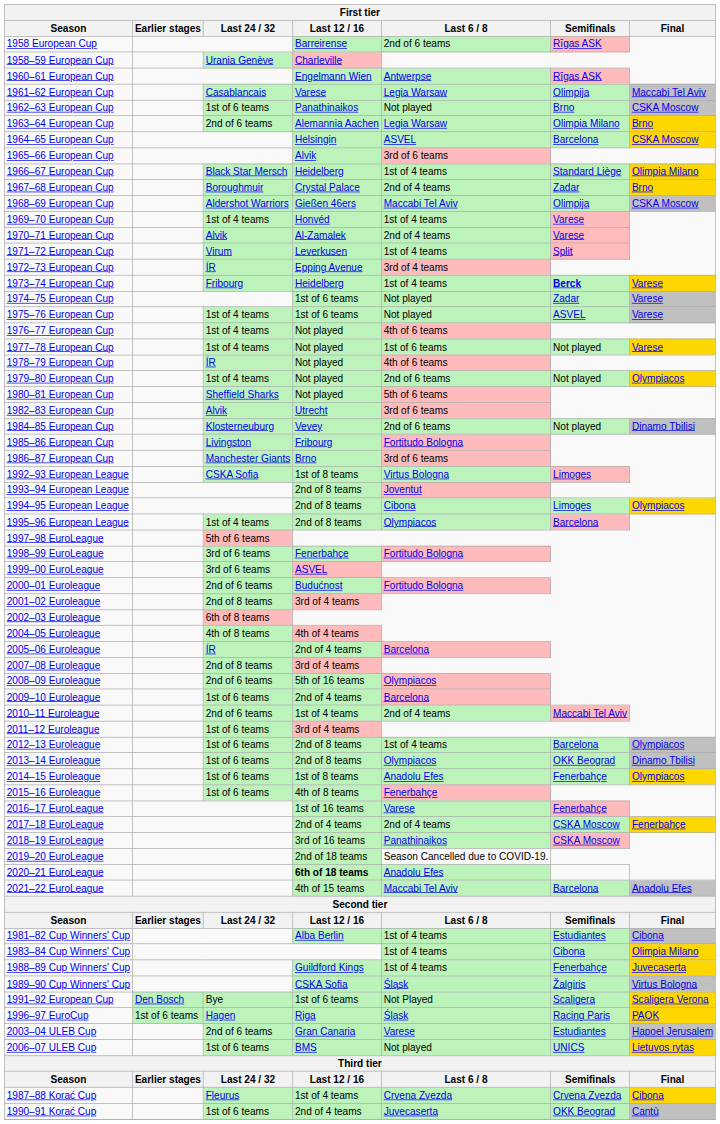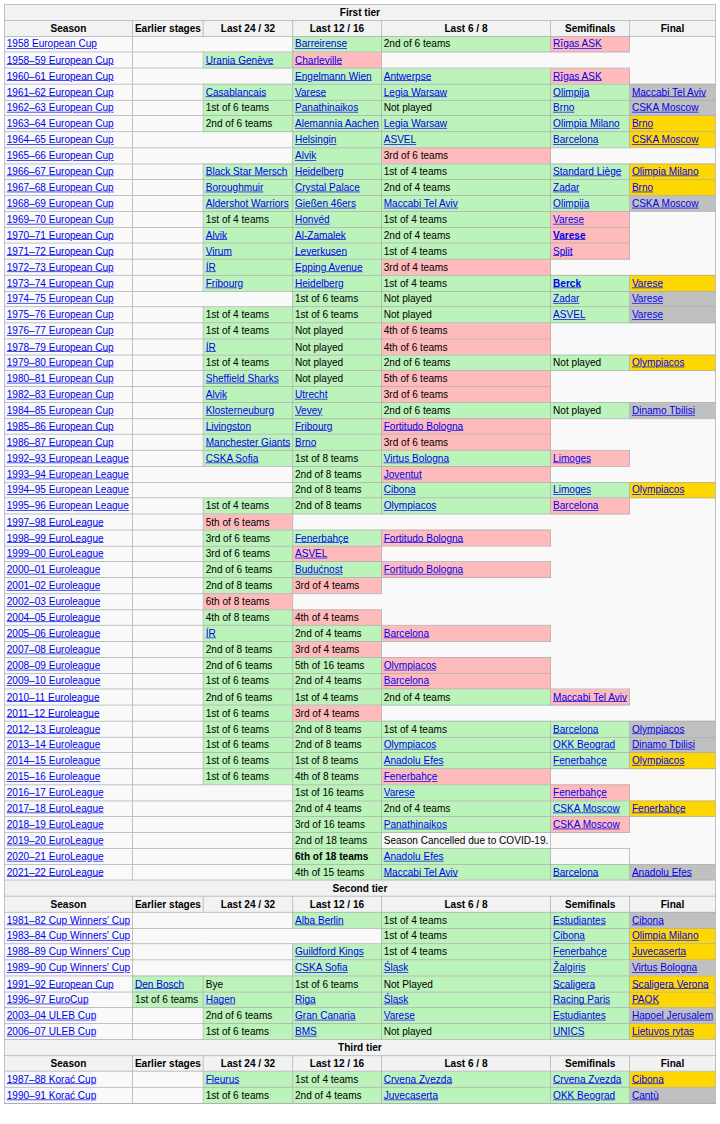(569, 236) normal -> (569, 236) bold
- row: (60, 347)
